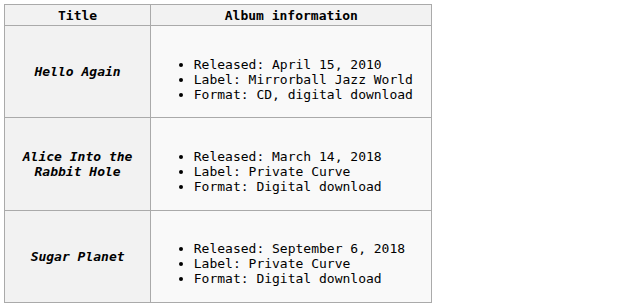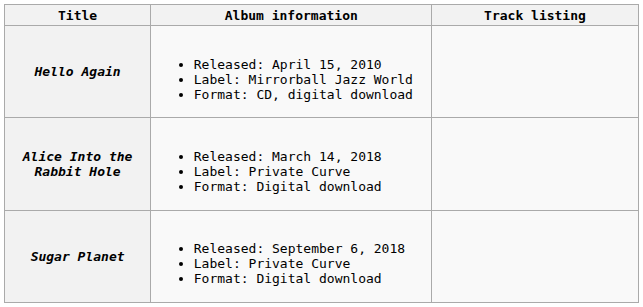+ column: (535, 15)
